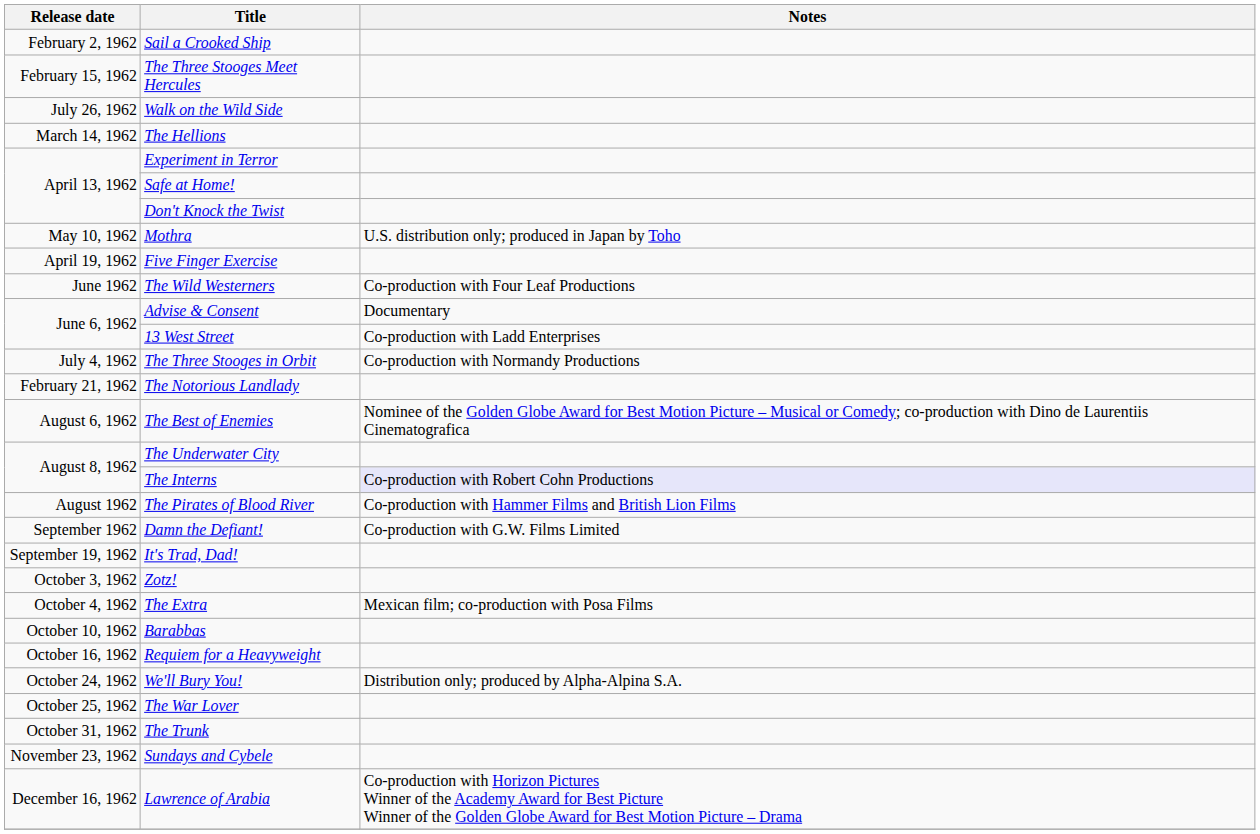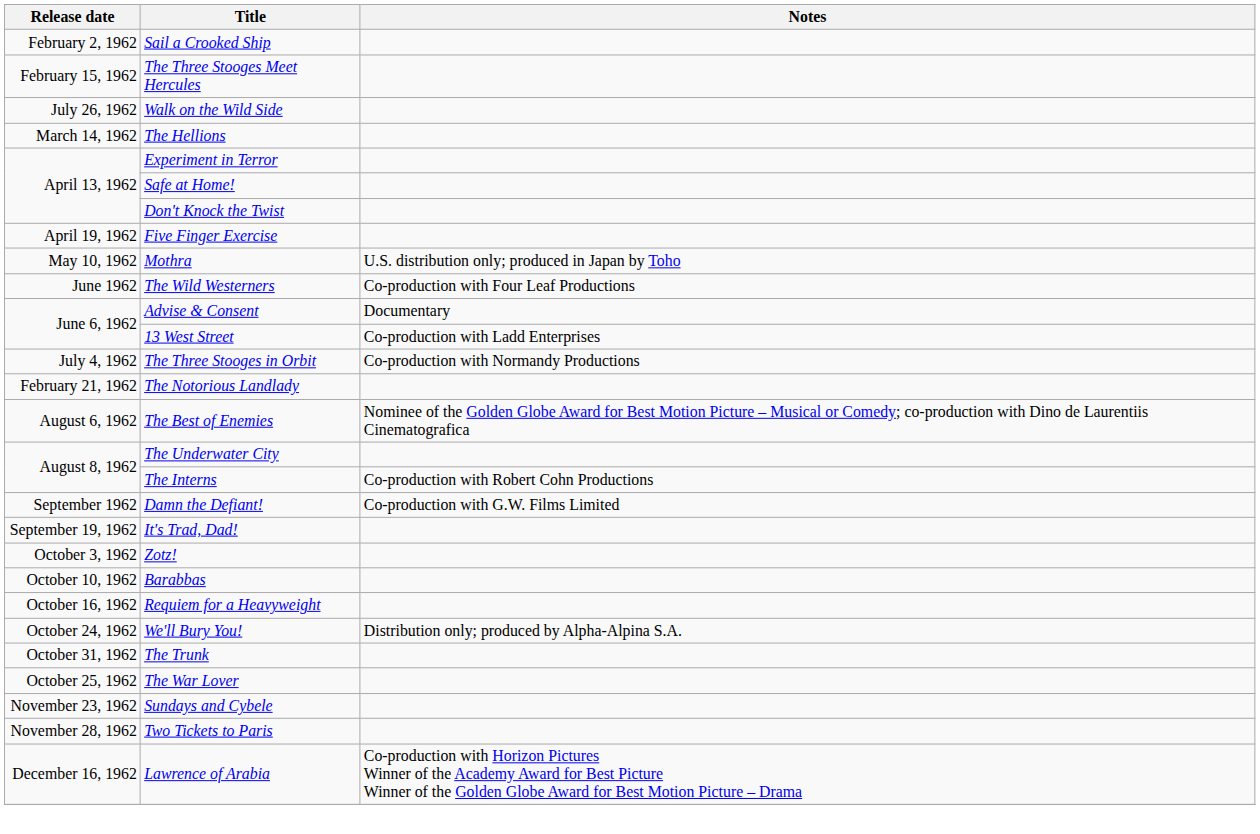rows swapped: (211, 260) <-> (168, 235)
(509, 479) lavender background -> (509, 479) no background
- row: (229, 504)
- row: (176, 605)
rows swapped: (191, 705) <-> (176, 730)
+ row: (208, 730)
